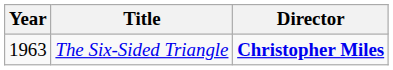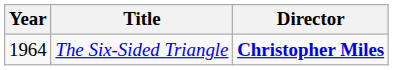(28, 49) 1963 -> (28, 49) 1964
